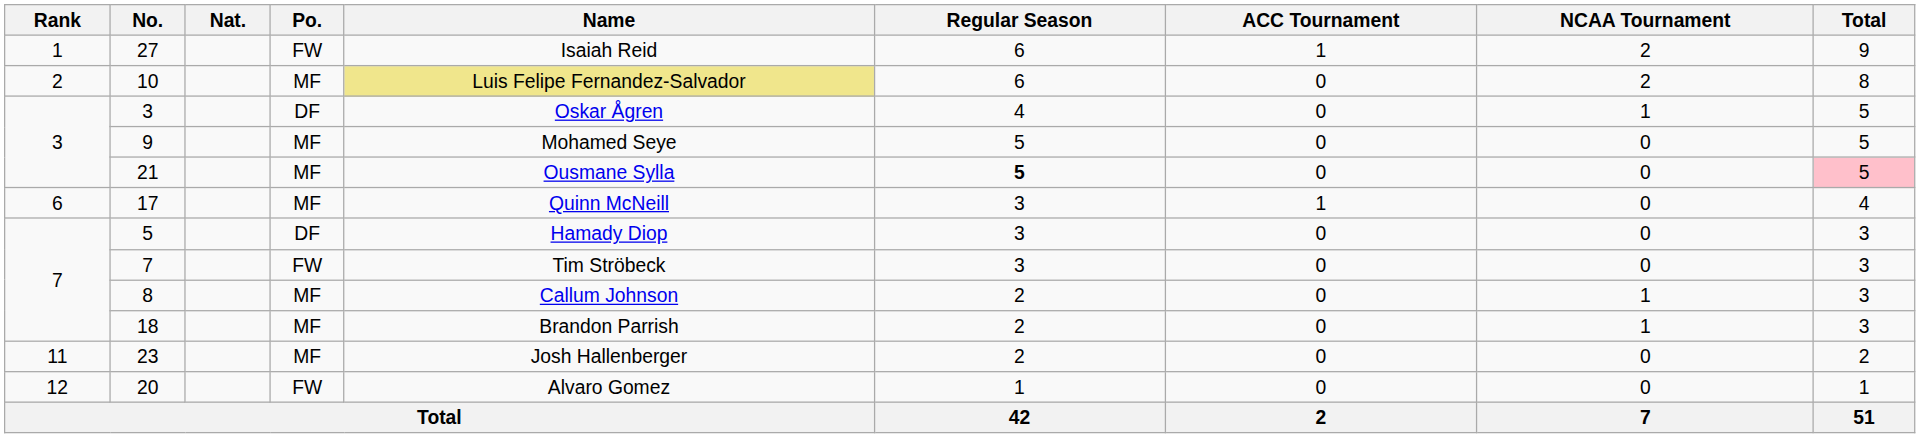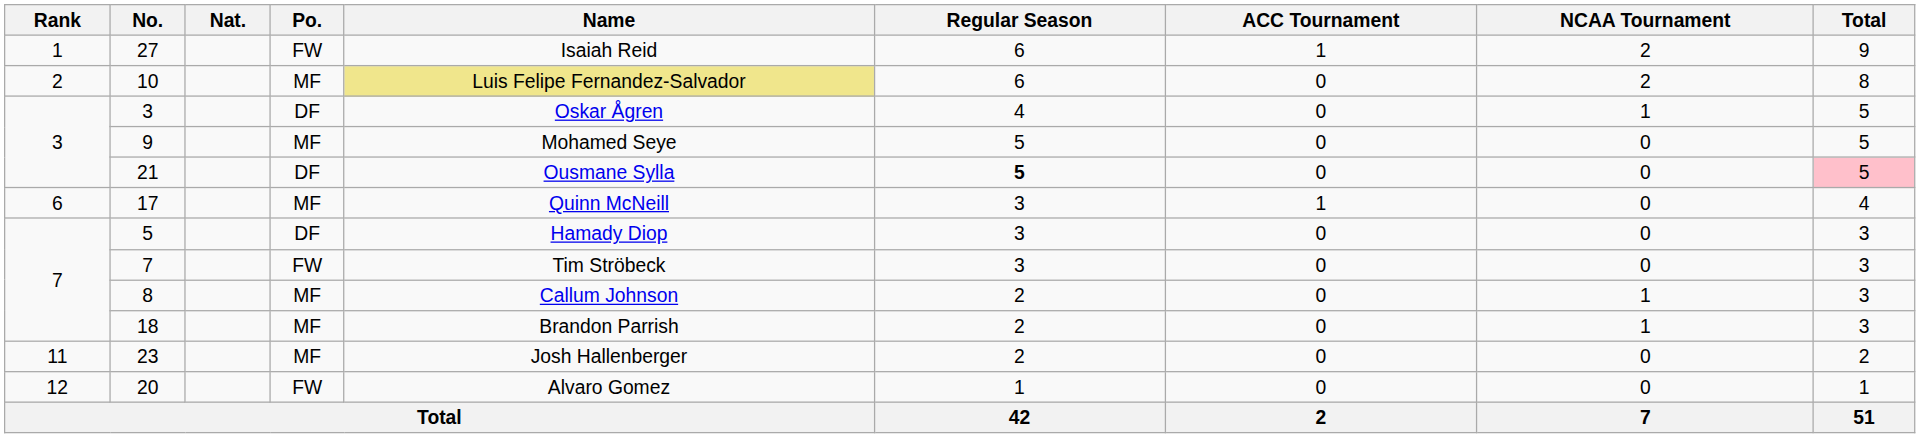(307, 173) MF -> (307, 173) DF
